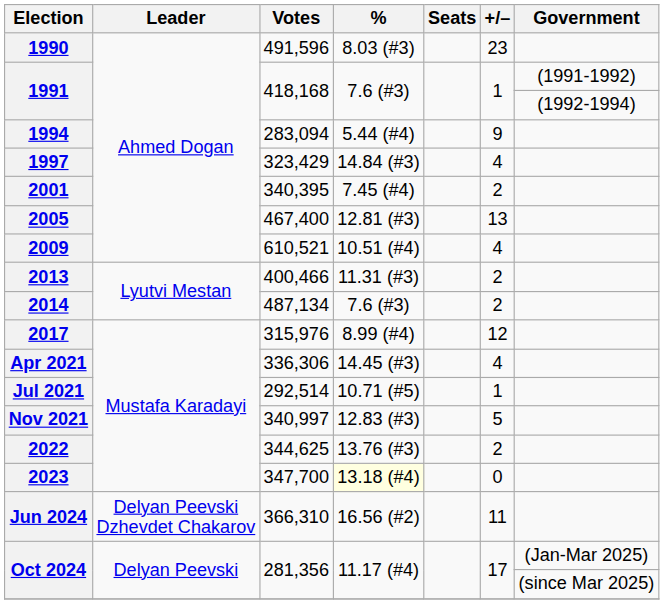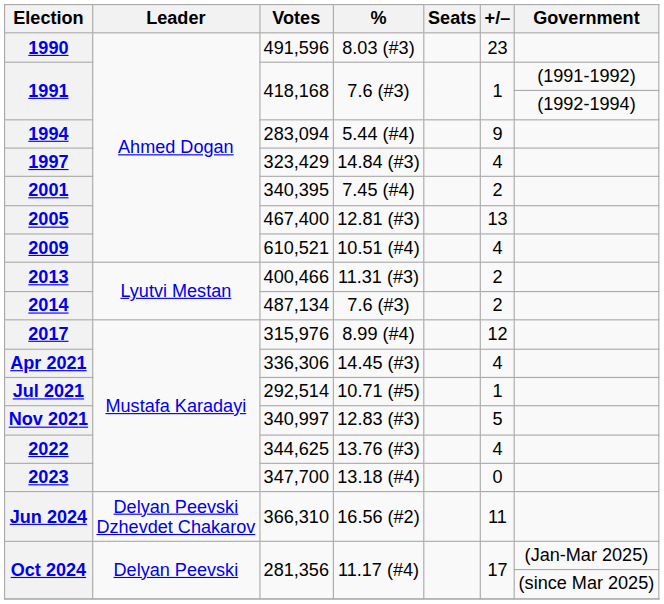(497, 448) 2 -> (497, 448) 4
(378, 477) lightyellow background -> (378, 477) no background
